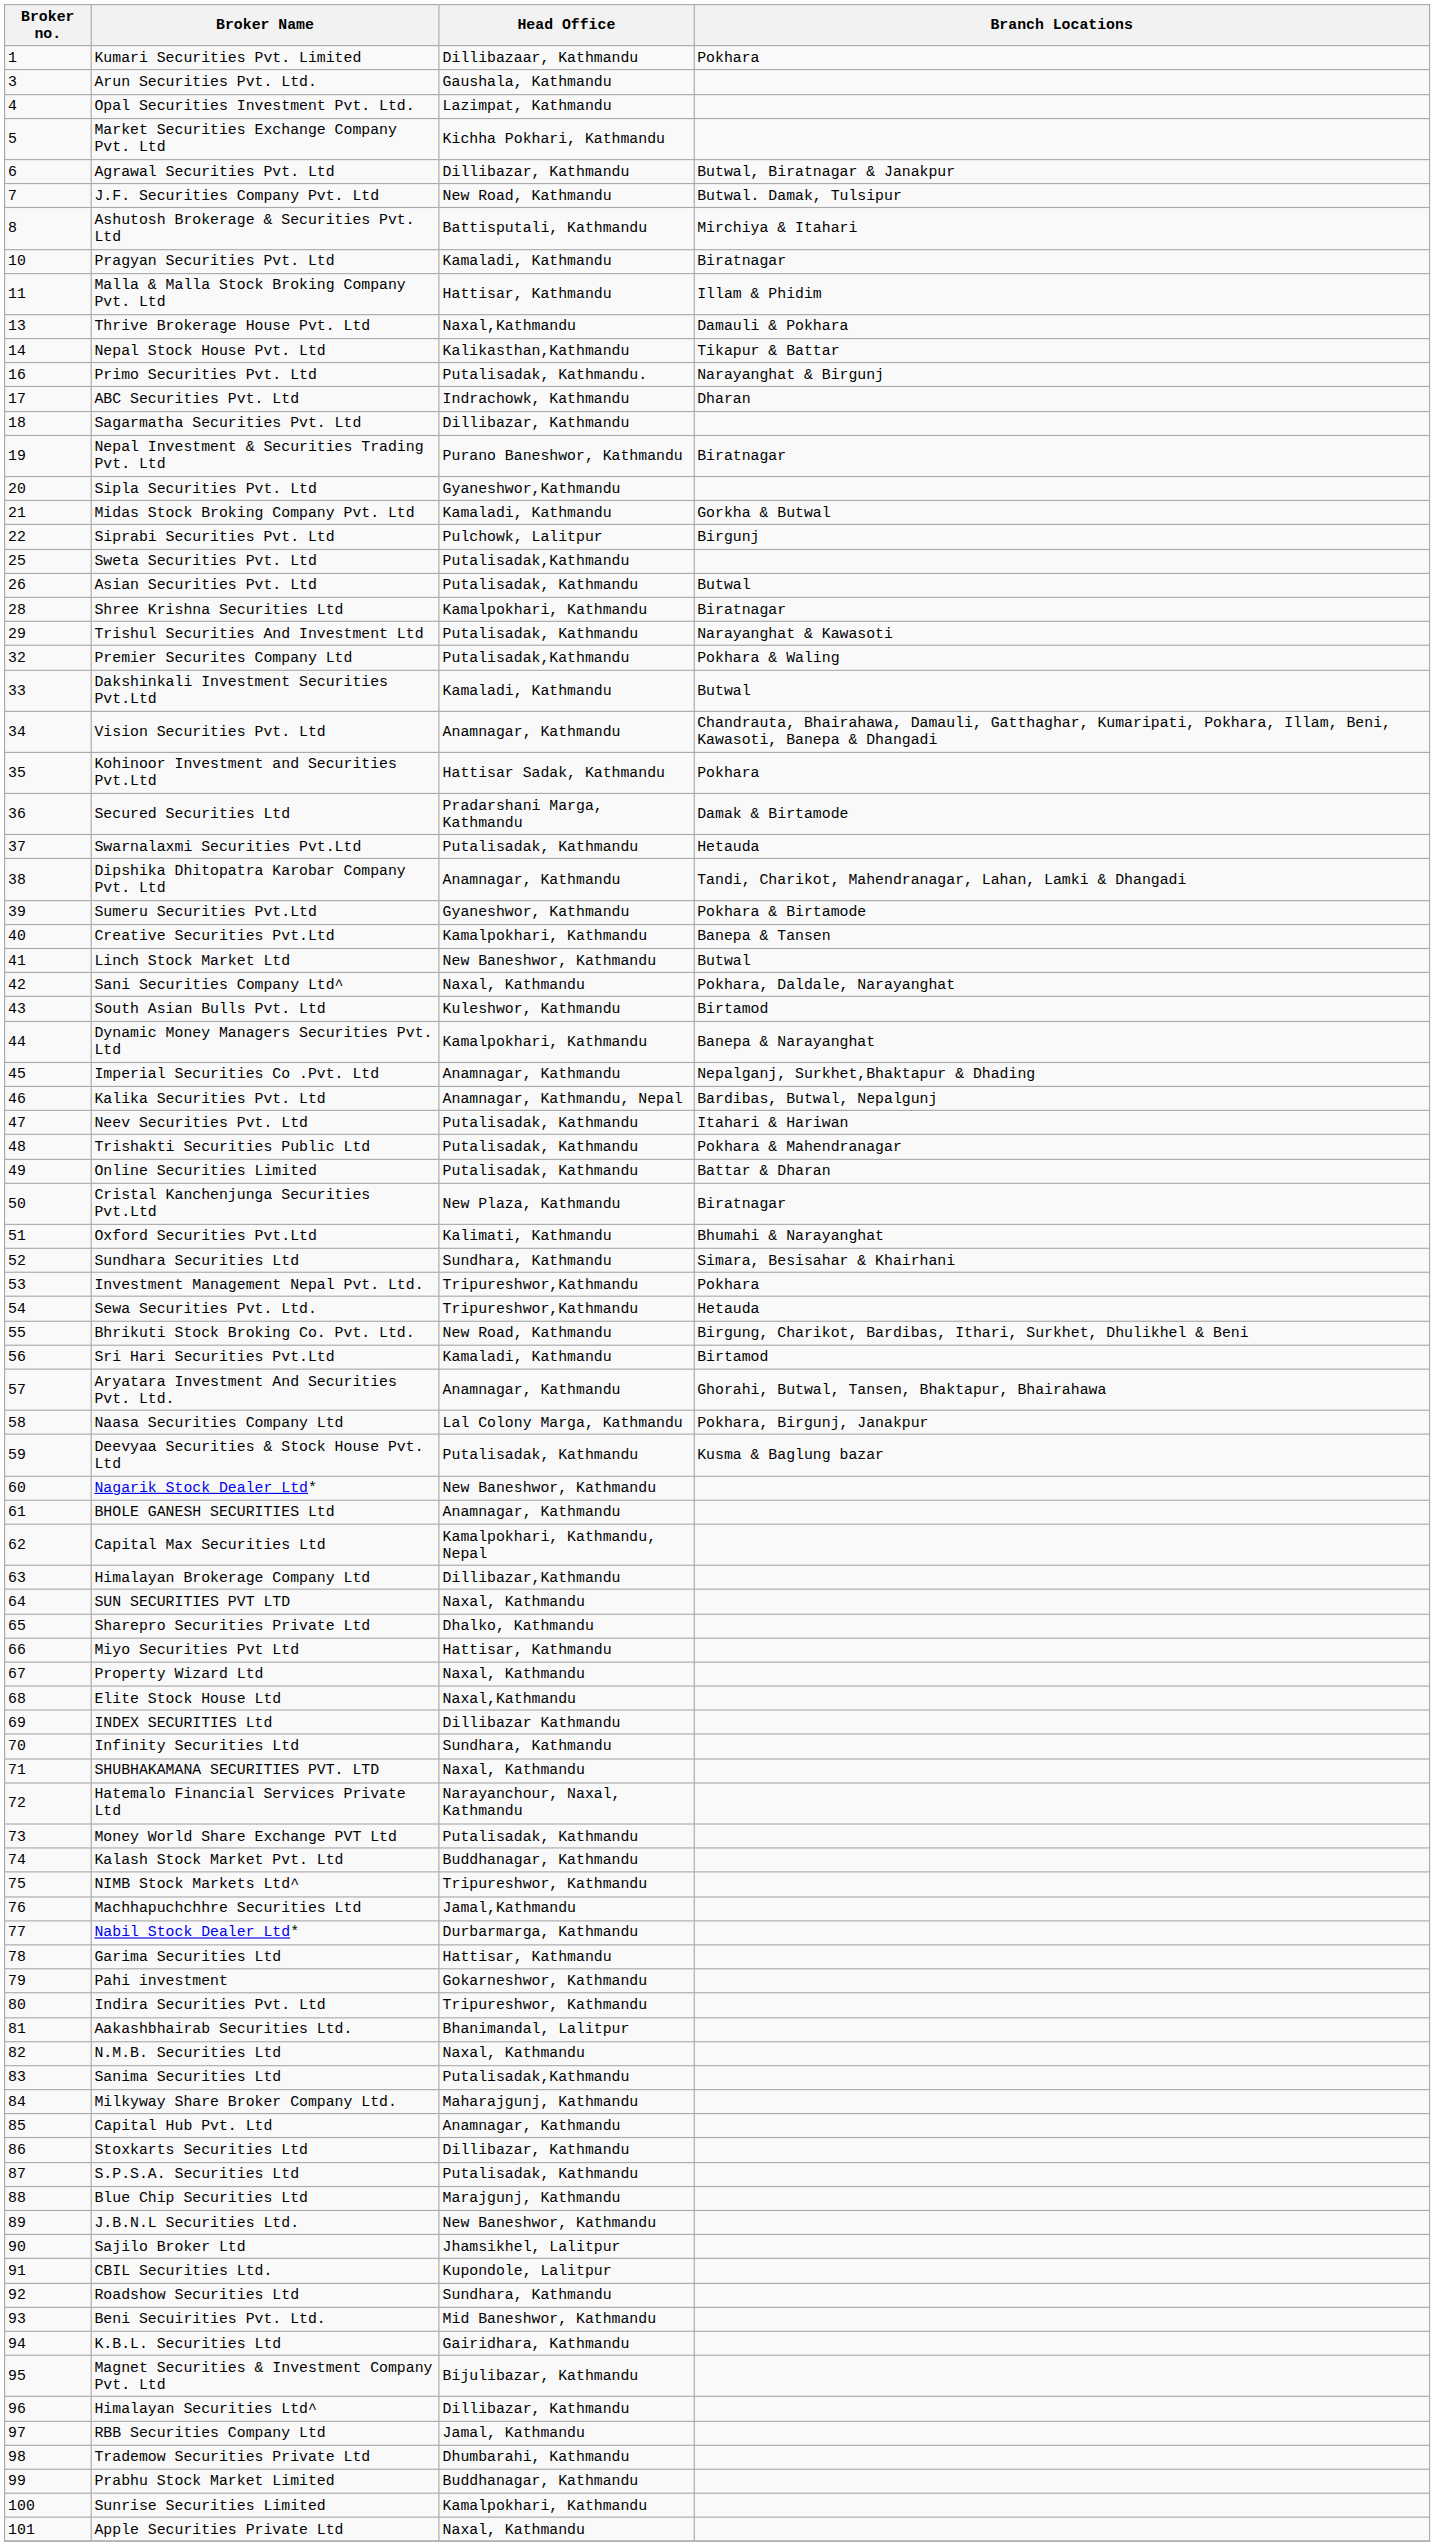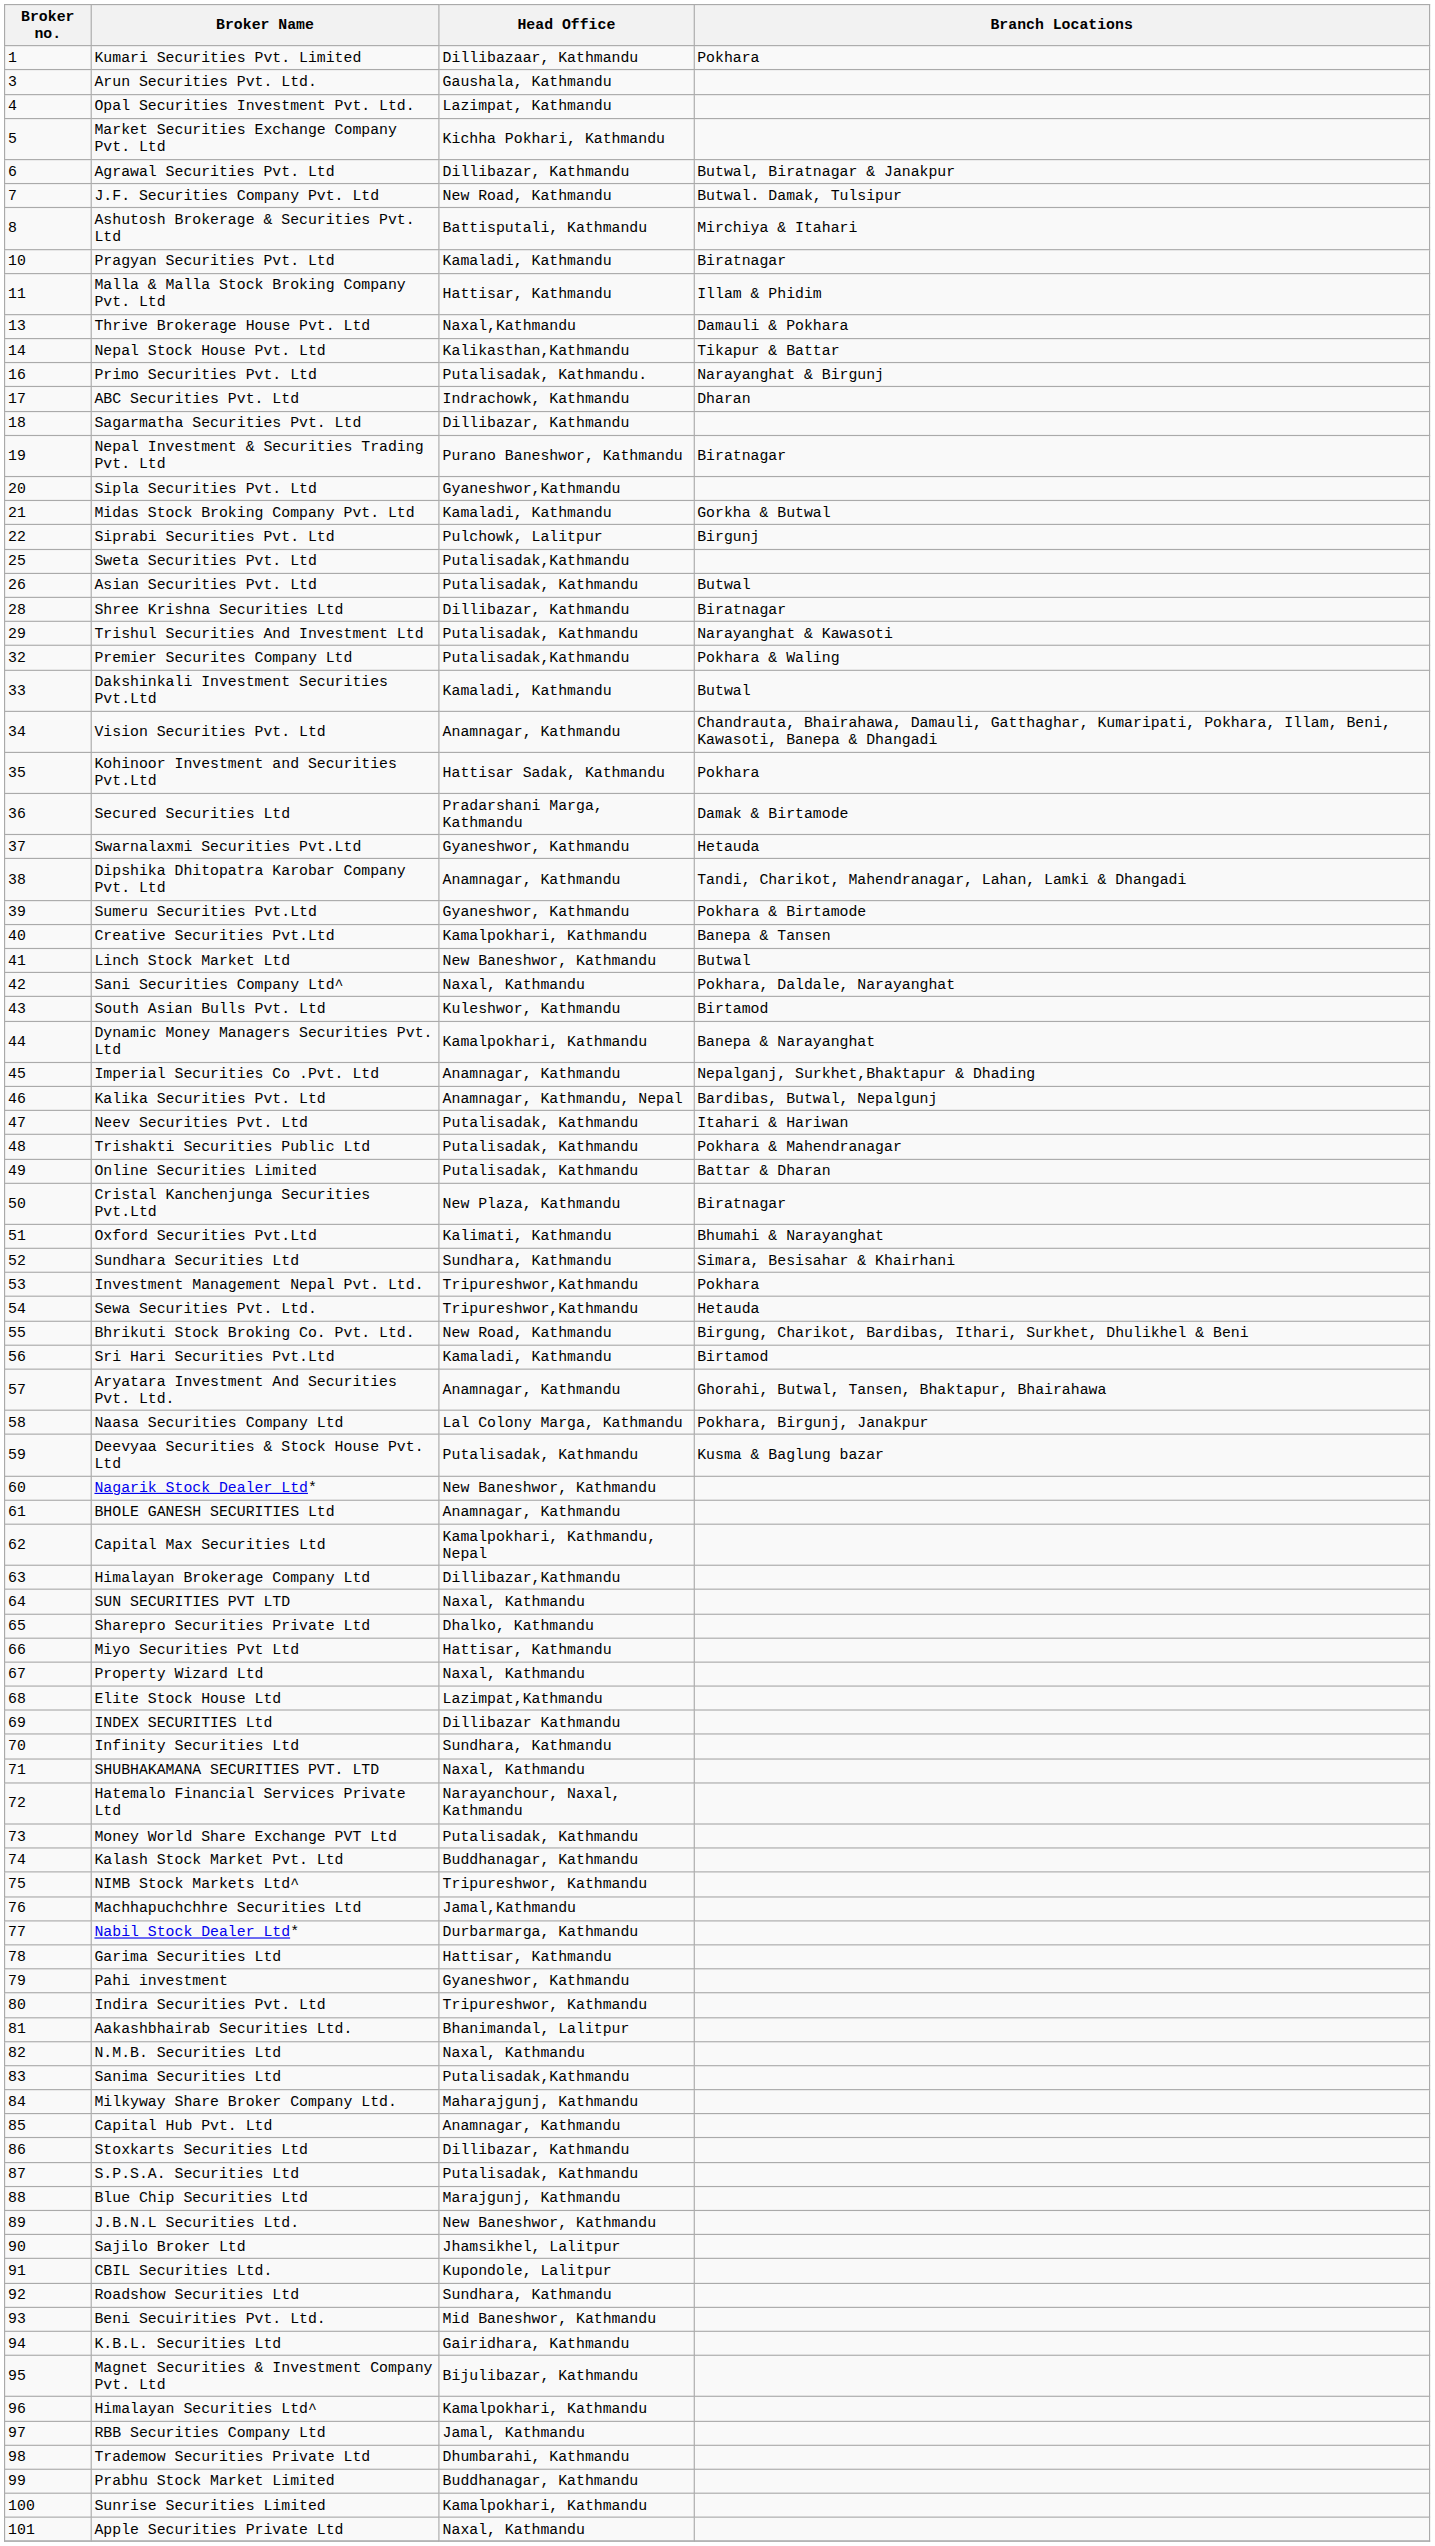(545, 609) Kamalpokhari, Kathmandu -> (536, 609) Dillibazar, Kathmandu
(540, 847) Putalisadak, Kathmandu -> (536, 847) Gyaneshwor, Kathmandu
(509, 1698) Naxal,Kathmandu -> (523, 1698) Lazimpat,Kathmandu
(545, 1981) Gokarneshwor, Kathmandu -> (536, 1981) Gyaneshwor, Kathmandu
(536, 2409) Dillibazar, Kathmandu -> (545, 2409) Kamalpokhari, Kathmandu
